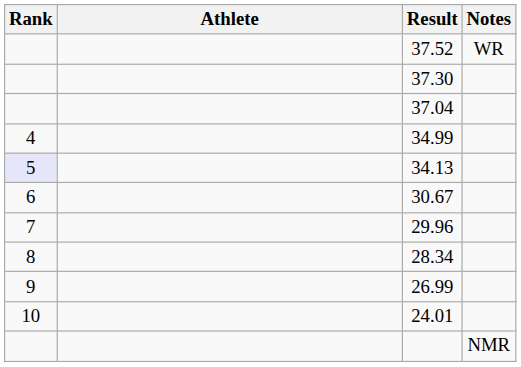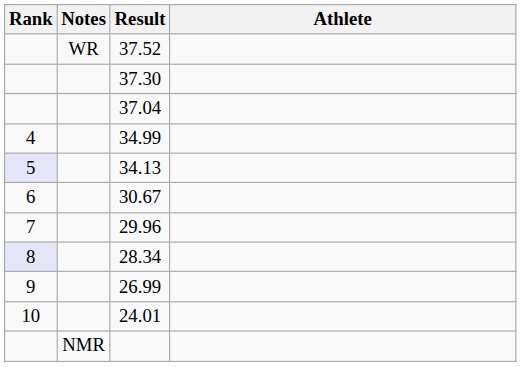columns swapped: (230, 19) <-> (489, 19)
(31, 256) no background -> (31, 256) lavender background
